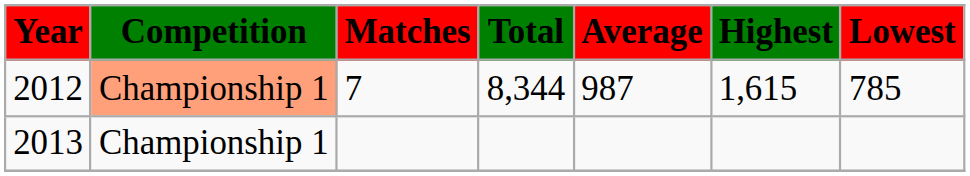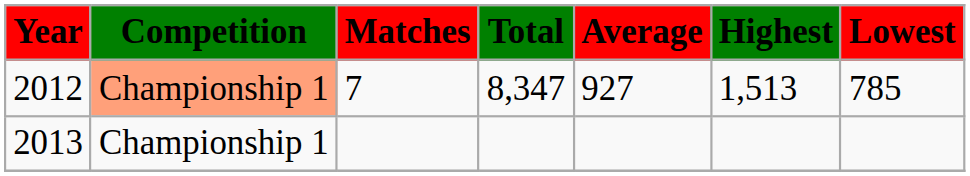(526, 87) 8,344 -> (526, 87) 8,347
(607, 87) 987 -> (607, 87) 927
(758, 87) 1,615 -> (758, 87) 1,513
